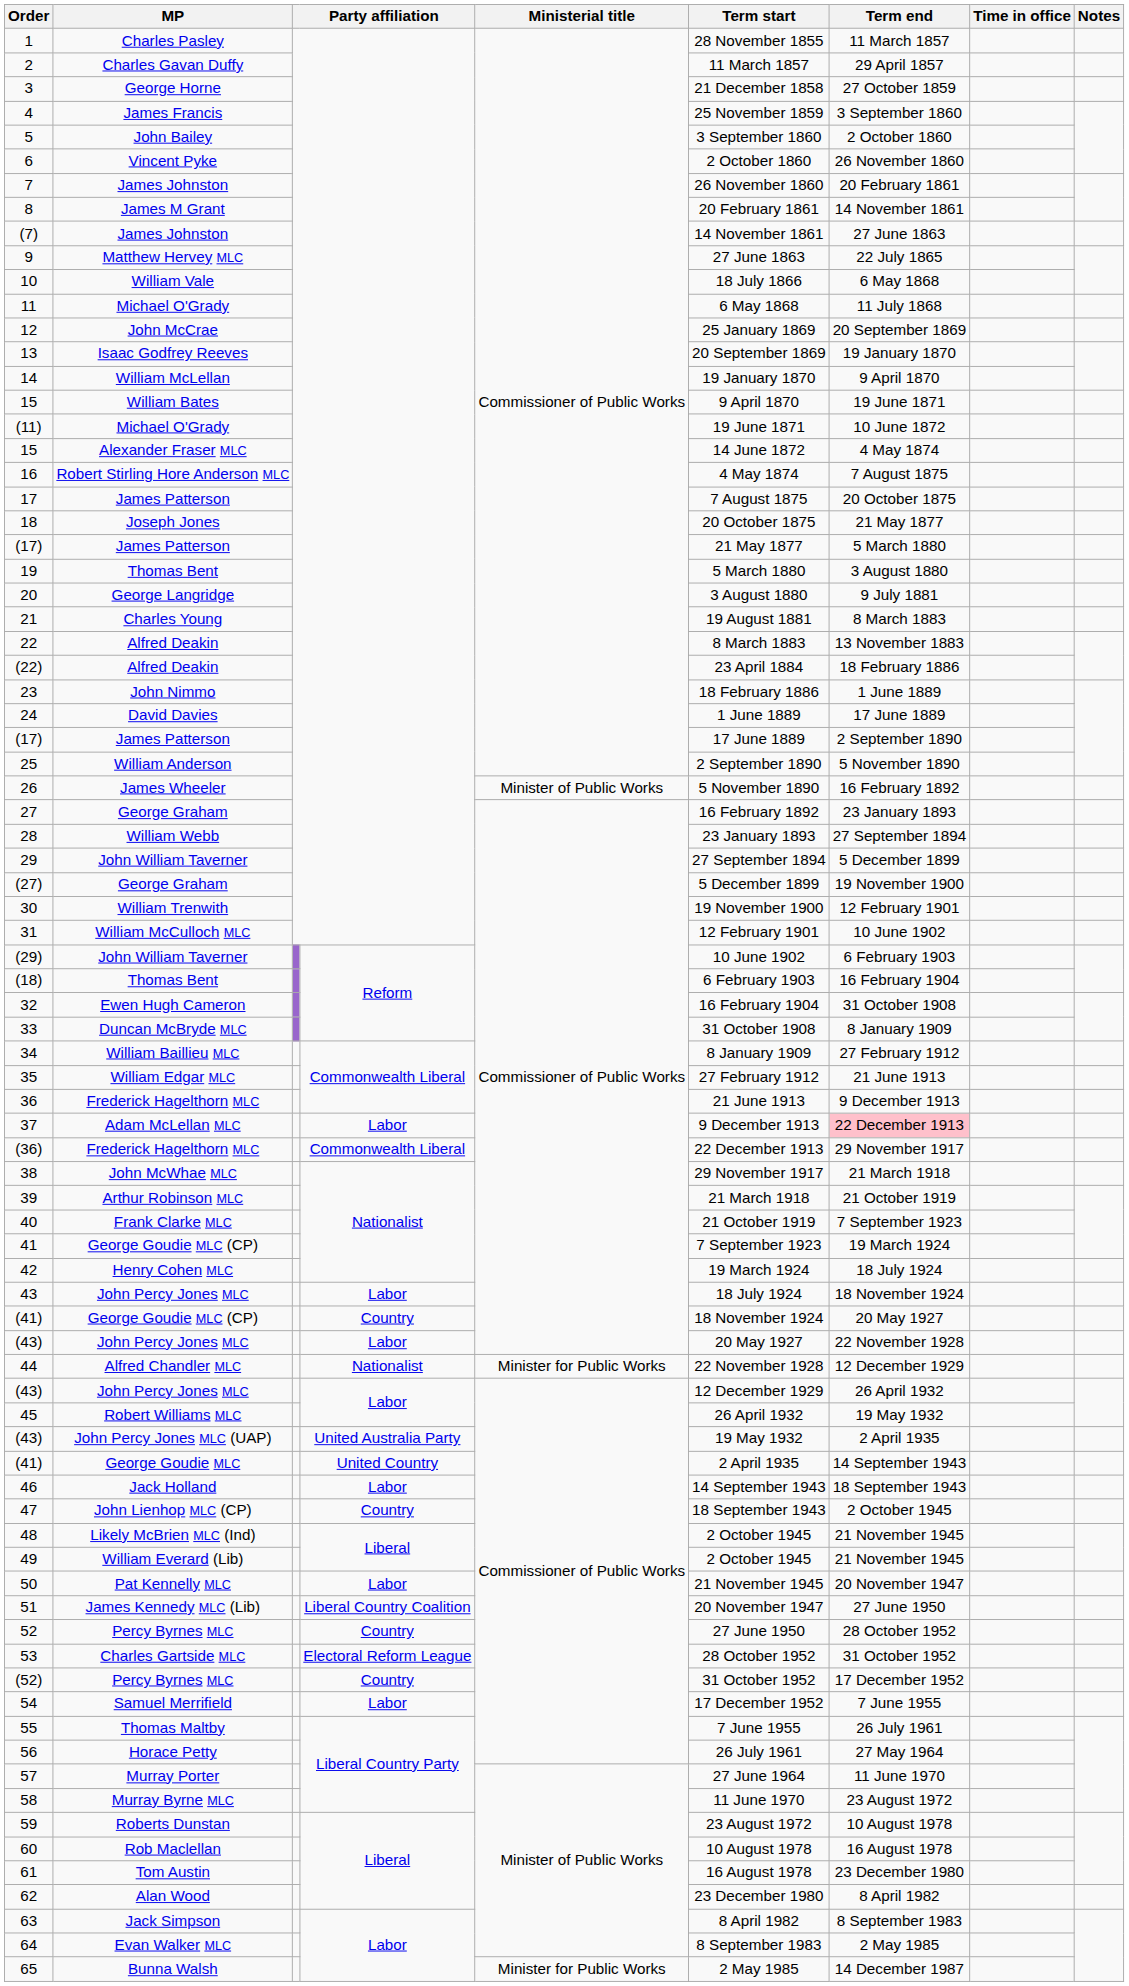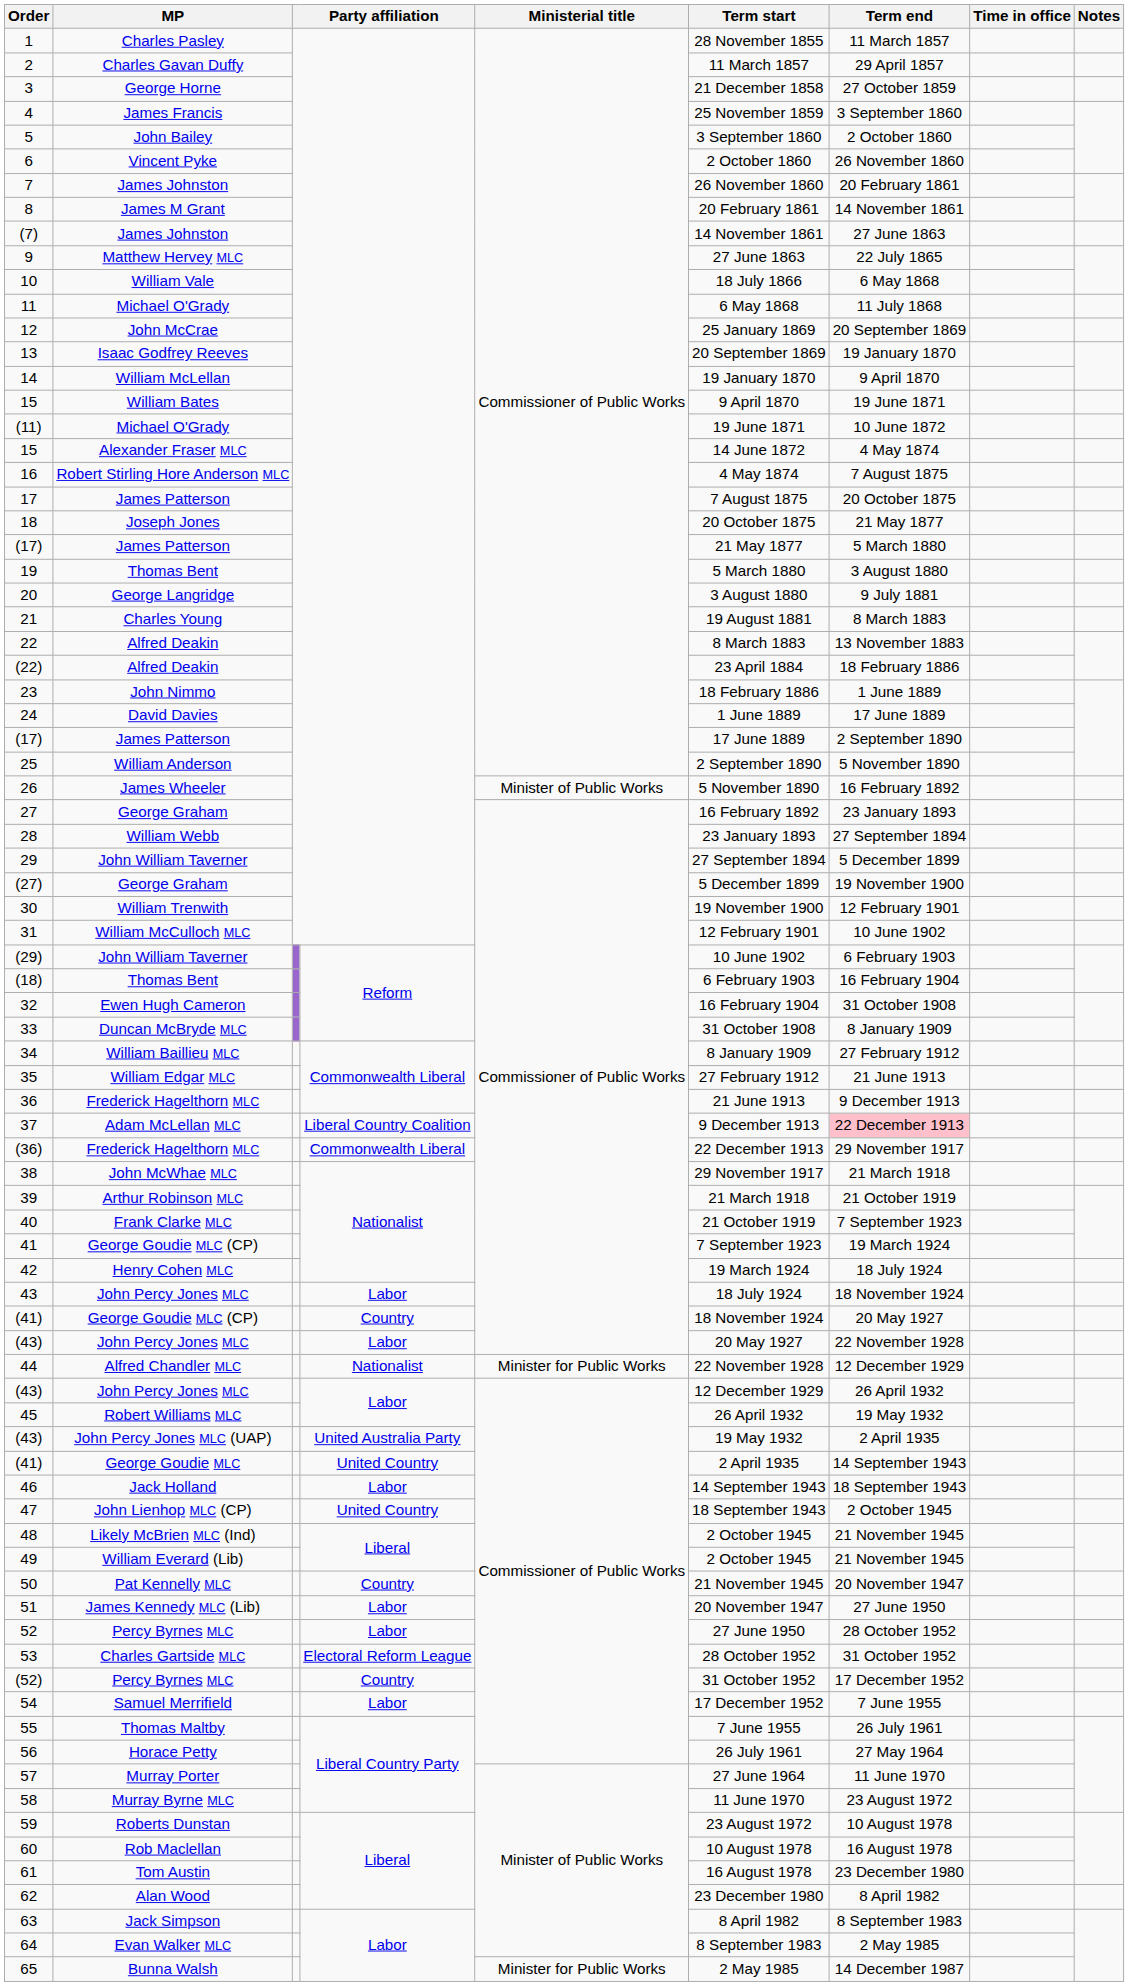(387, 1125) Labor -> (387, 1125) Liberal Country Coalition
(387, 1511) Country -> (387, 1511) United Country
(387, 1583) Labor -> (387, 1583) Country
(387, 1607) Liberal Country Coalition -> (387, 1607) Labor
(387, 1631) Country -> (387, 1631) Labor
